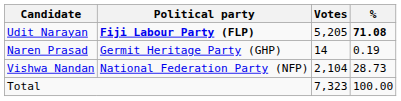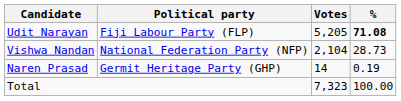(177, 32) bold -> (177, 32) normal
rows swapped: (51, 68) <-> (47, 50)
